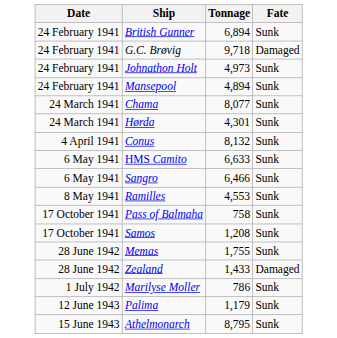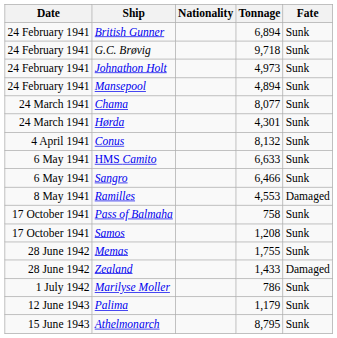+ column: (206, 13)
(278, 50) Damaged -> (297, 50) Sunk
(267, 196) Sunk -> (308, 196) Damaged
